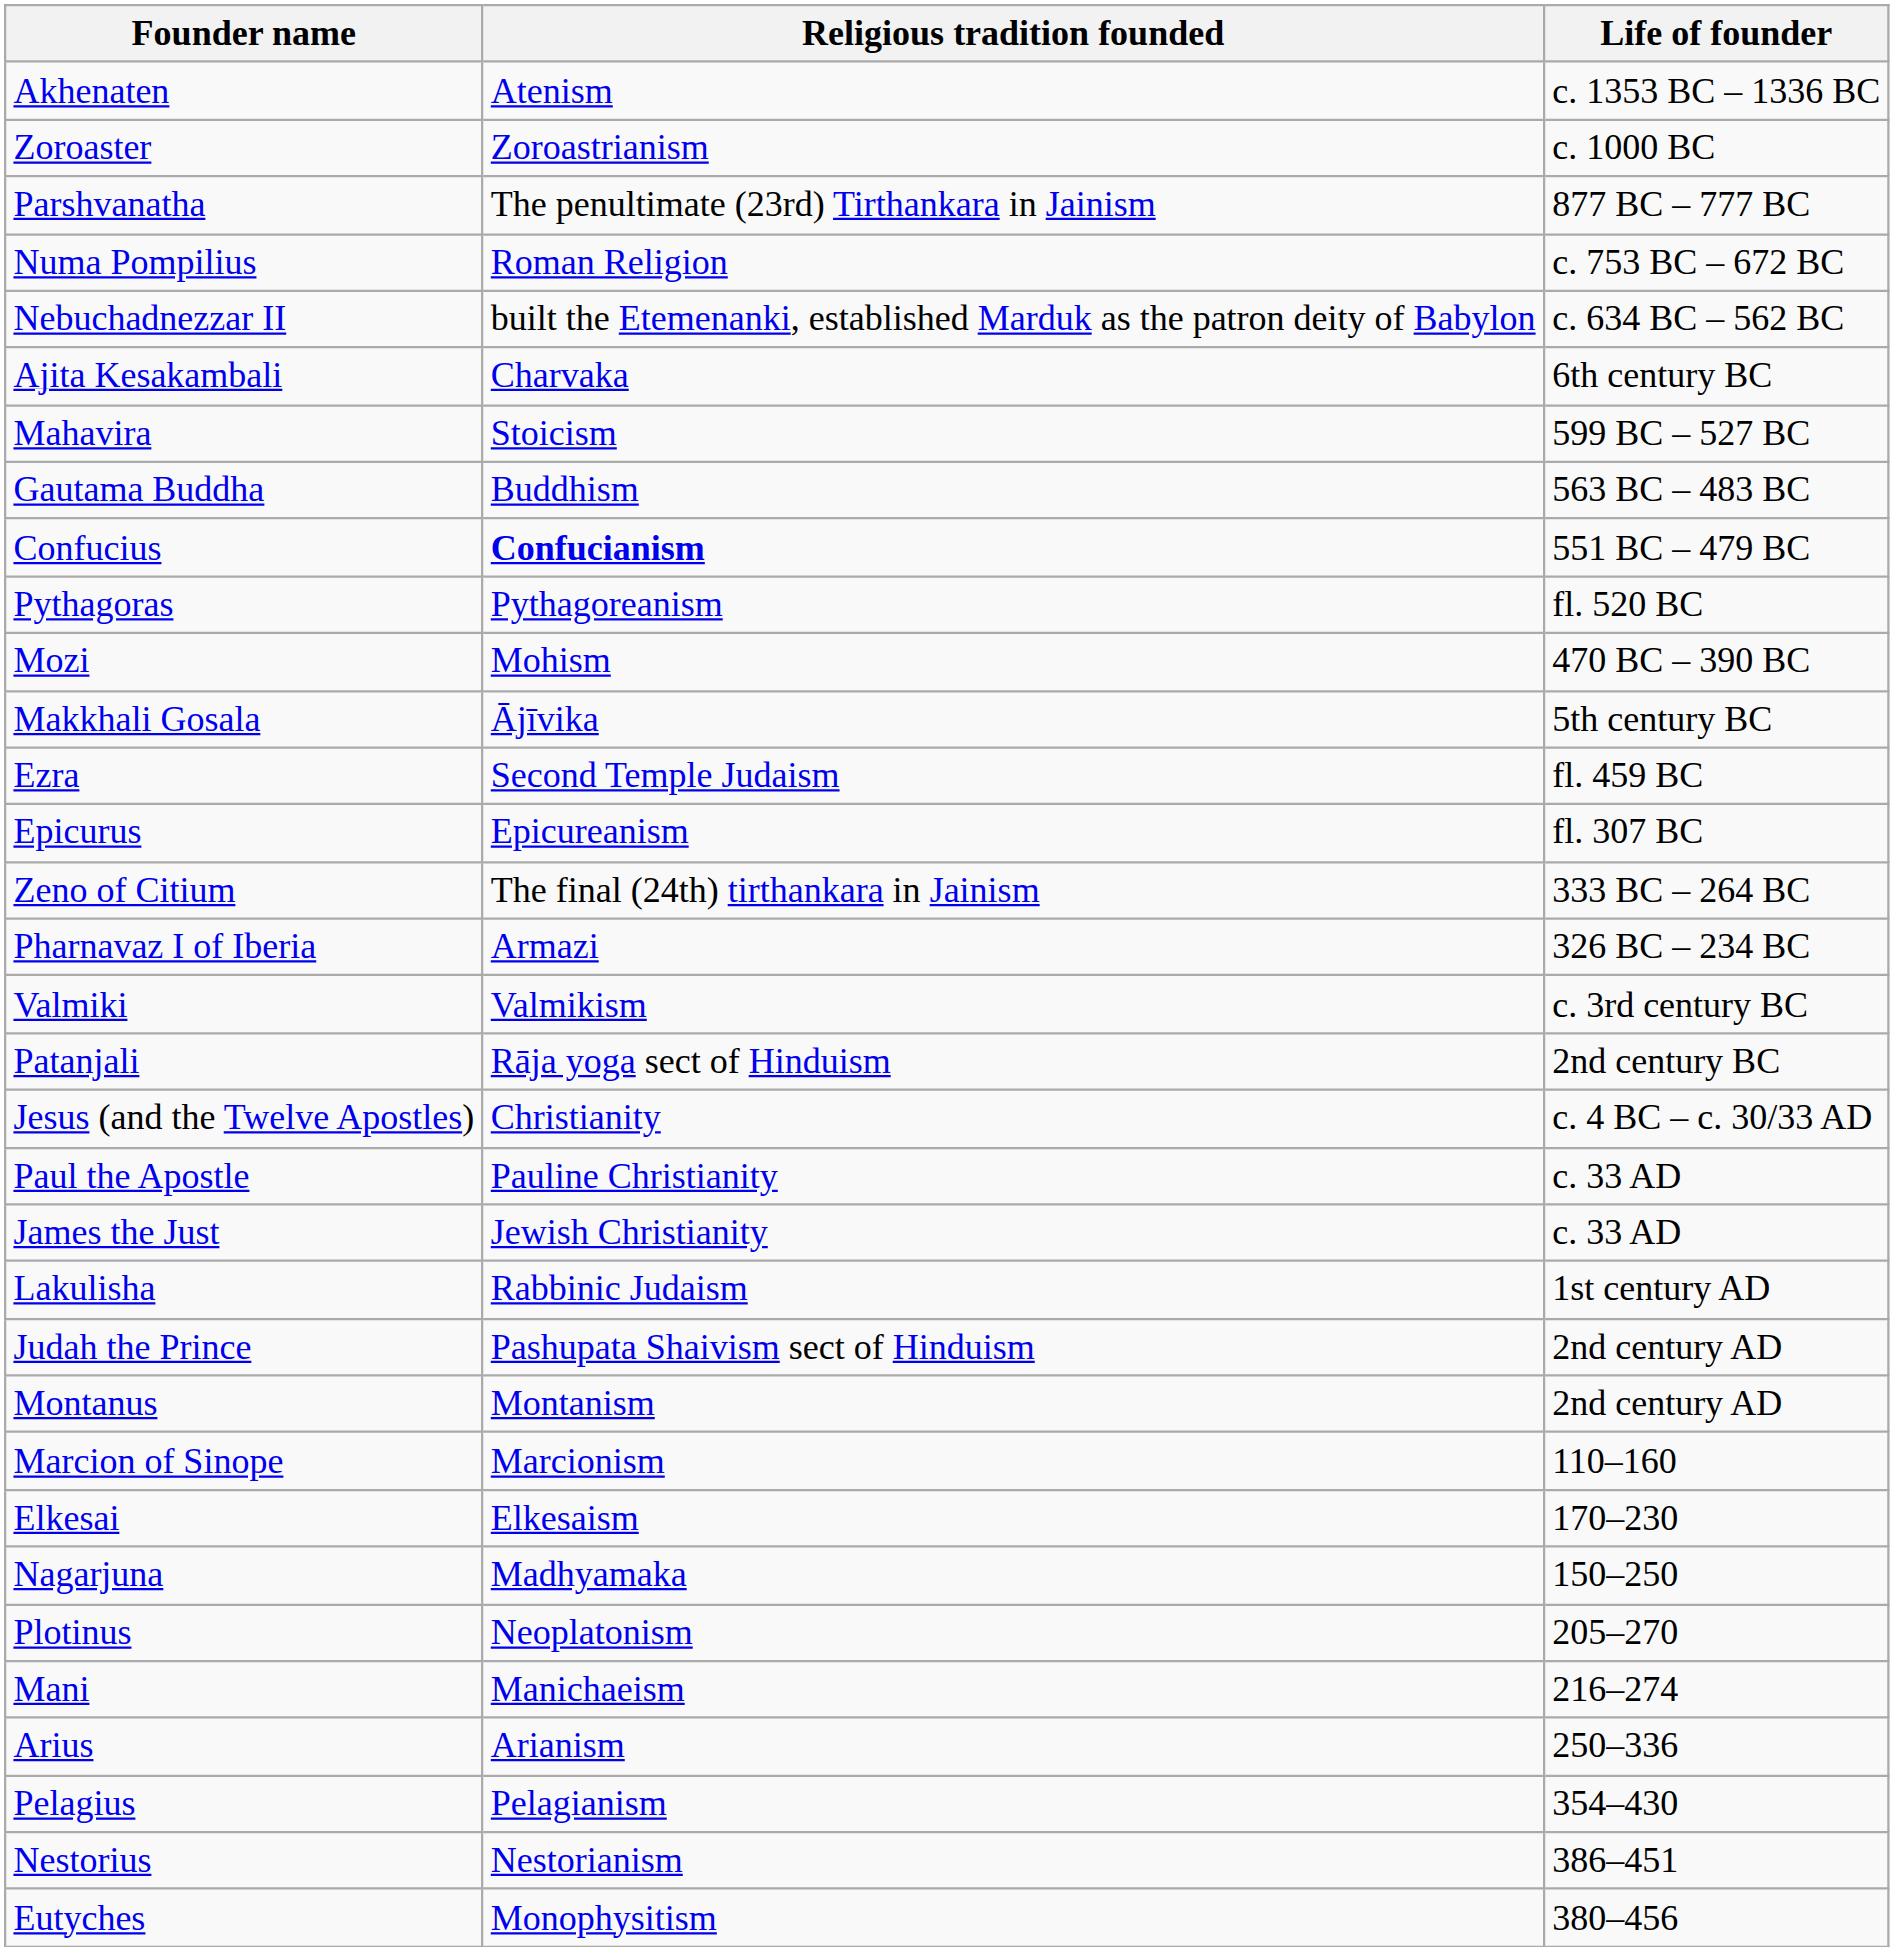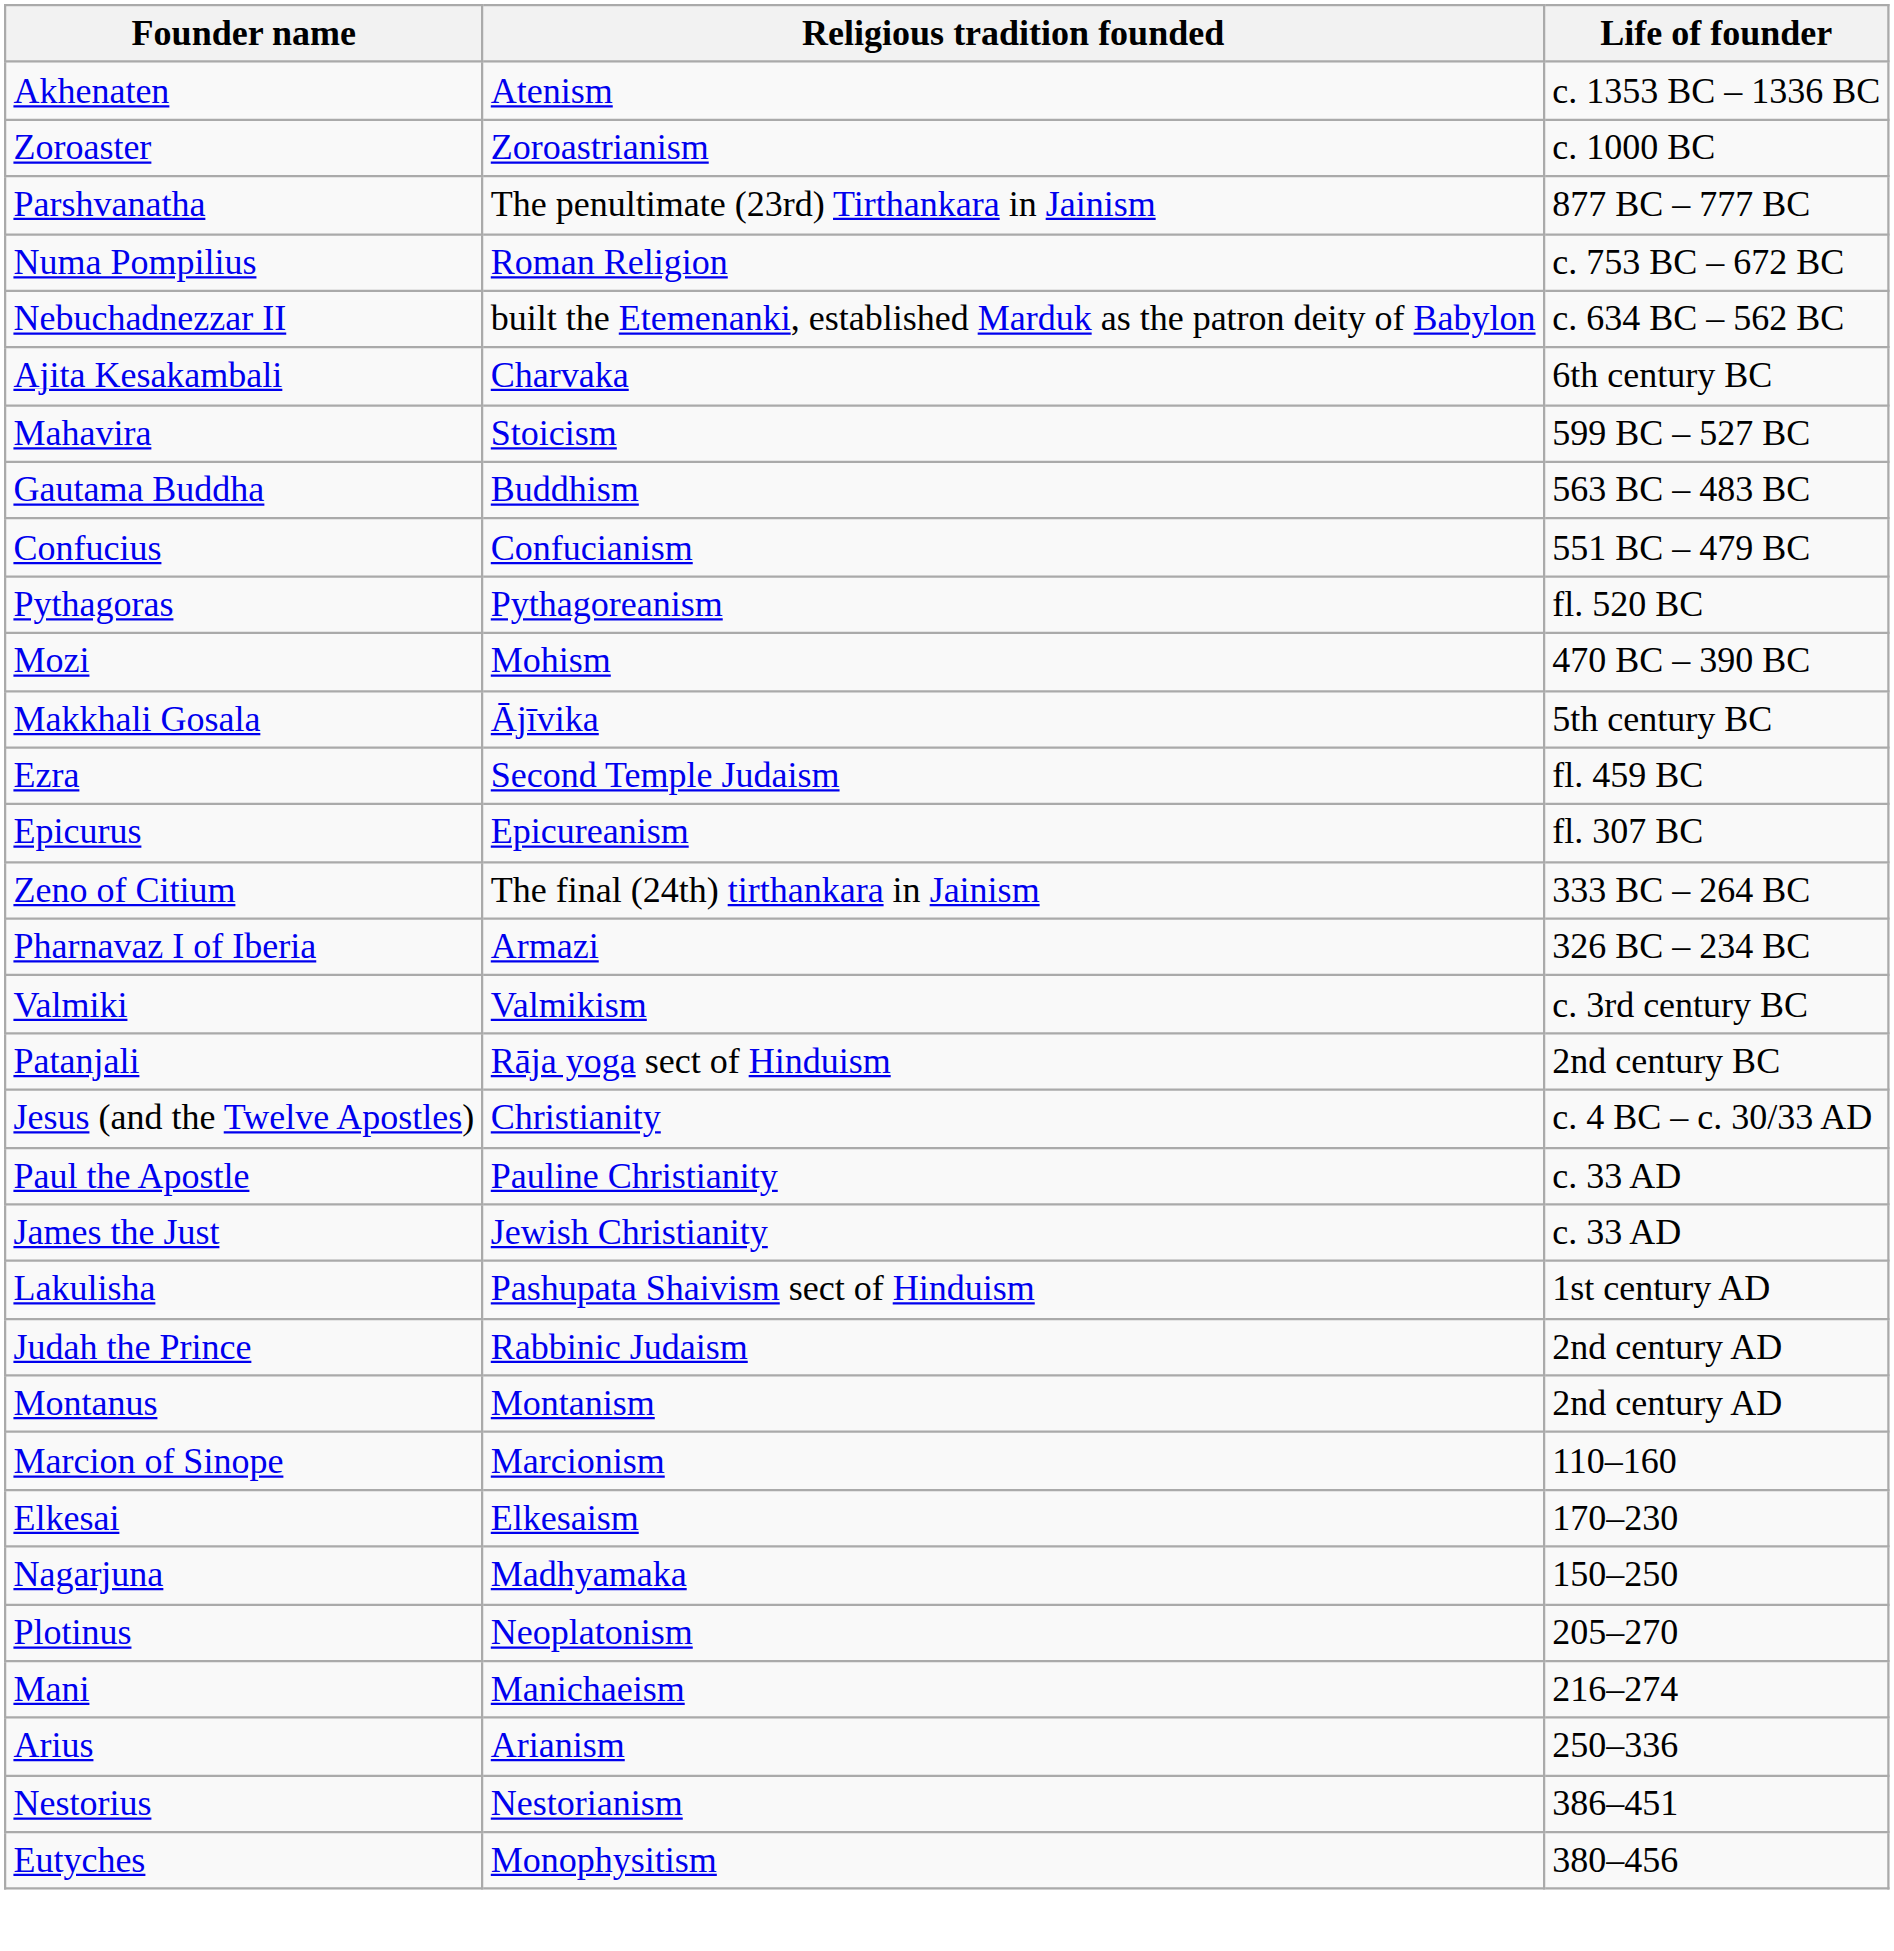(598, 546) bold -> (592, 546) normal
(619, 1289) Rabbinic Judaism -> (763, 1289) Pashupata Shaivism sect of Hinduism
(763, 1346) Pashupata Shaivism sect of Hinduism -> (619, 1346) Rabbinic Judaism
- row: (74, 1802)
